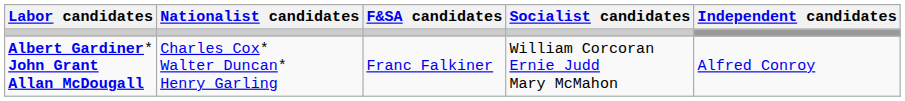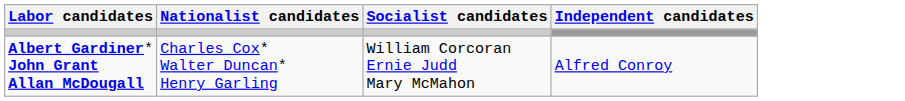- column: (434, 17)
